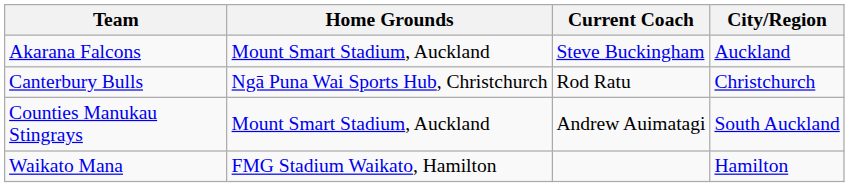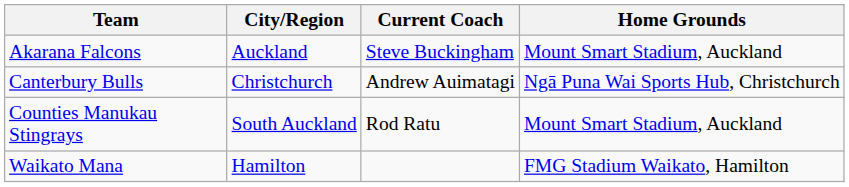columns swapped: (777, 19) <-> (390, 19)
(594, 81) Rod Ratu -> (440, 81) Andrew Auimatagi
(631, 123) Andrew Auimatagi -> (403, 123) Rod Ratu
